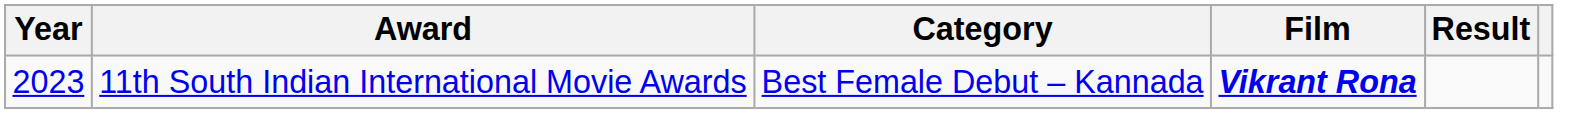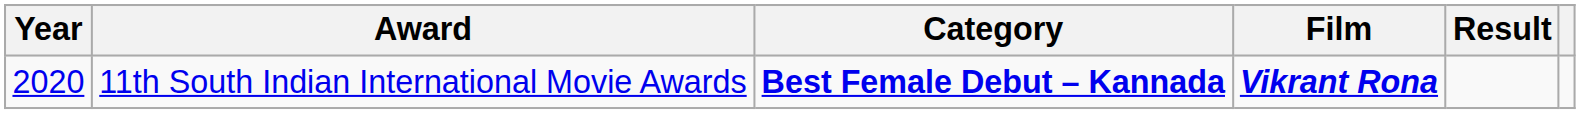(48, 81) 2023 -> (48, 81) 2020
(983, 81) normal -> (993, 81) bold
